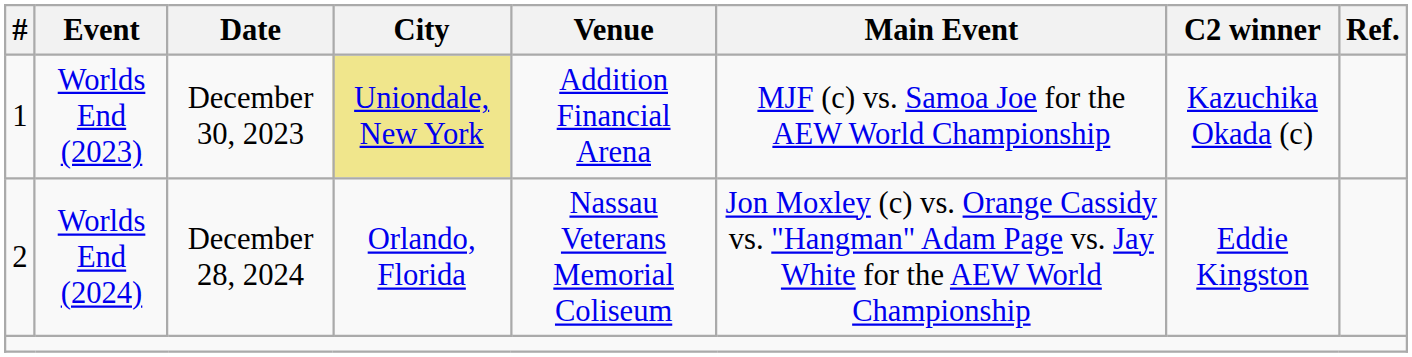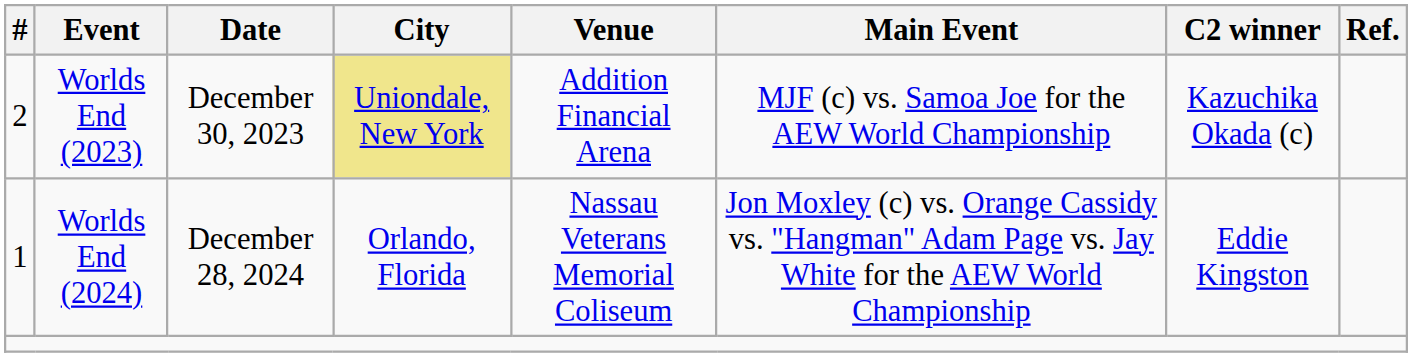(20, 115) 1 -> (20, 115) 2
(20, 256) 2 -> (20, 256) 1
